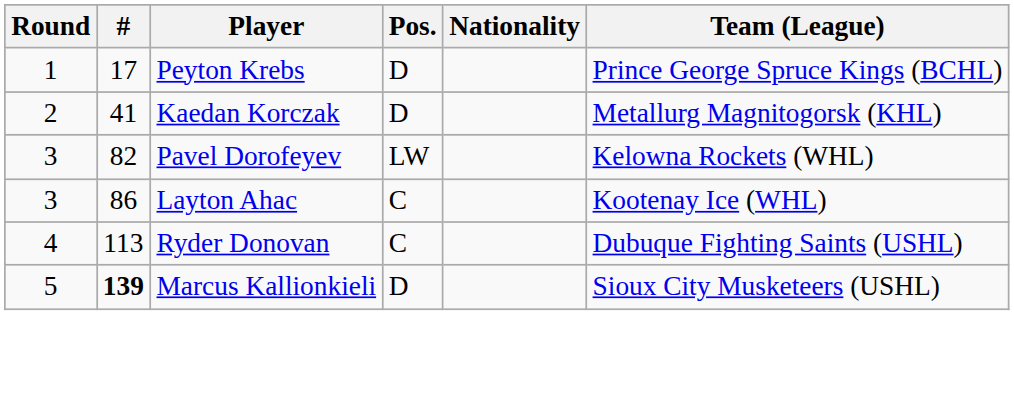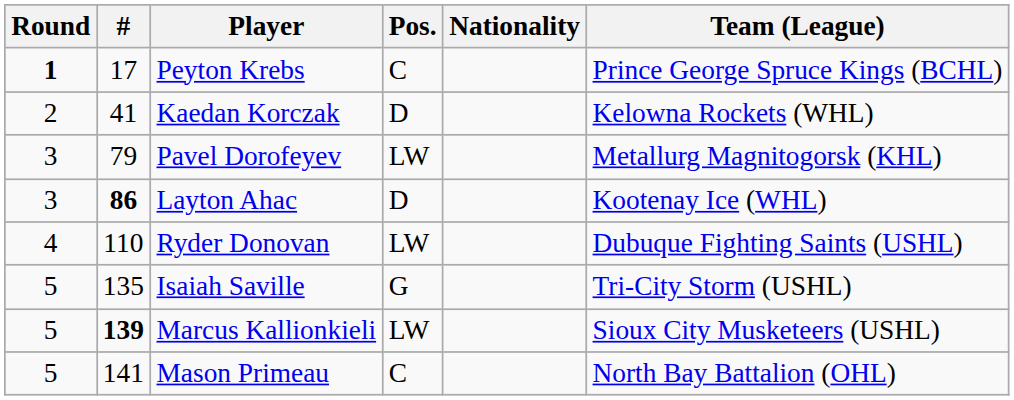(51, 69) normal -> (51, 69) bold
(399, 69) D -> (398, 69) C
(767, 112) Metallurg Magnitogorsk (KHL) -> (733, 112) Kelowna Rockets (WHL)
(123, 156) 82 -> (123, 156) 79
(733, 156) Kelowna Rockets (WHL) -> (767, 156) Metallurg Magnitogorsk (KHL)
(123, 199) normal -> (123, 199) bold
(398, 199) C -> (399, 199) D
(123, 243) 113 -> (123, 243) 110
(398, 243) C -> (409, 243) LW
+ row: (231, 286)
(399, 286) D -> (409, 329) LW
+ row: (243, 373)
